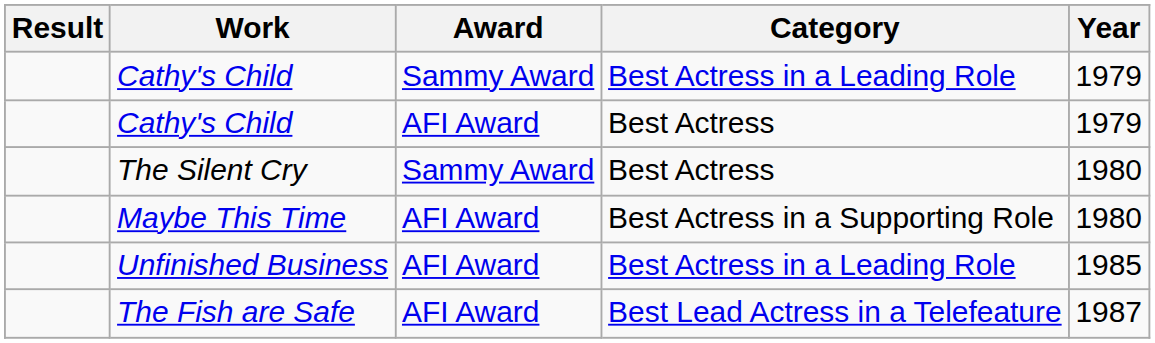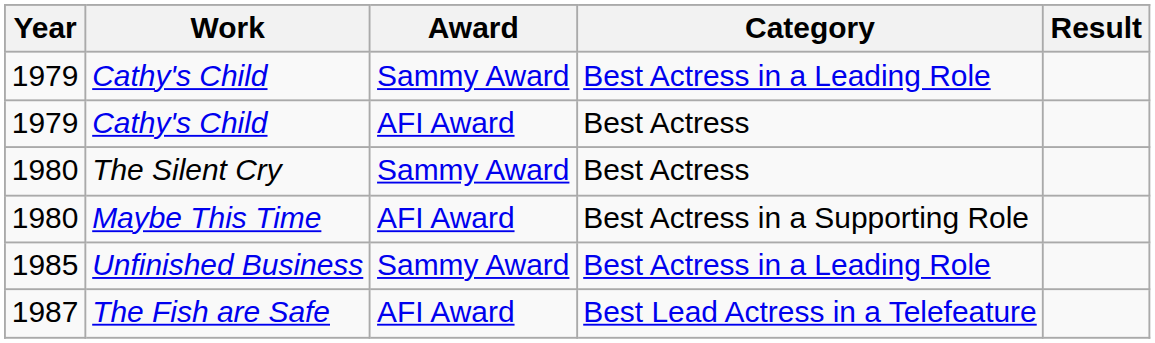columns swapped: (1109, 28) <-> (58, 28)
(471, 265) AFI Award -> (473, 265) Sammy Award
